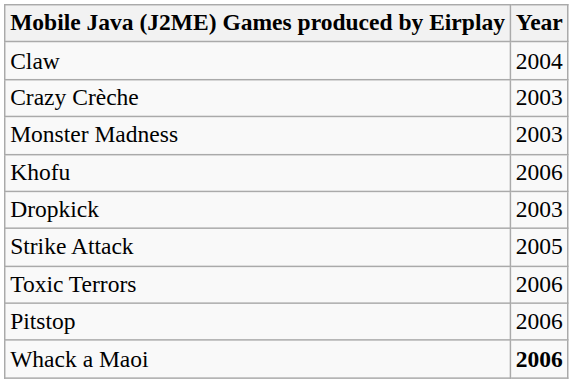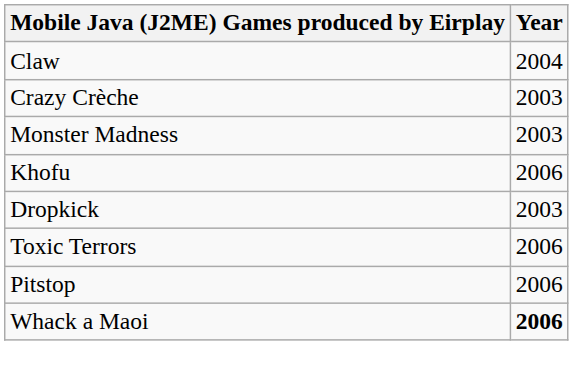- row: (72, 246)
